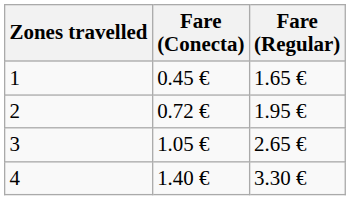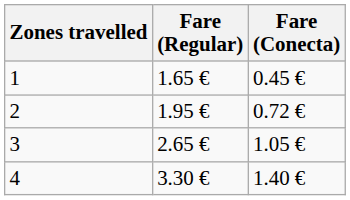columns swapped: (201, 32) <-> (297, 32)
